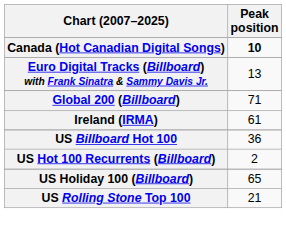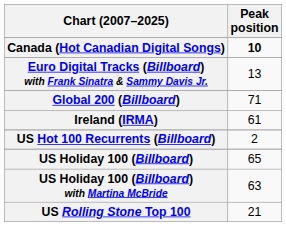- row: (116, 139)
+ row: (116, 185)
